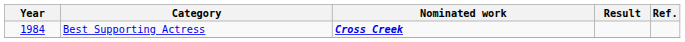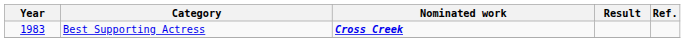(33, 30) 1984 -> (33, 30) 1983
